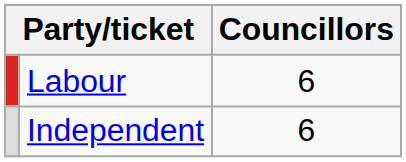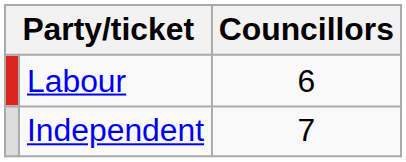(306, 130) 6 -> (306, 130) 7
